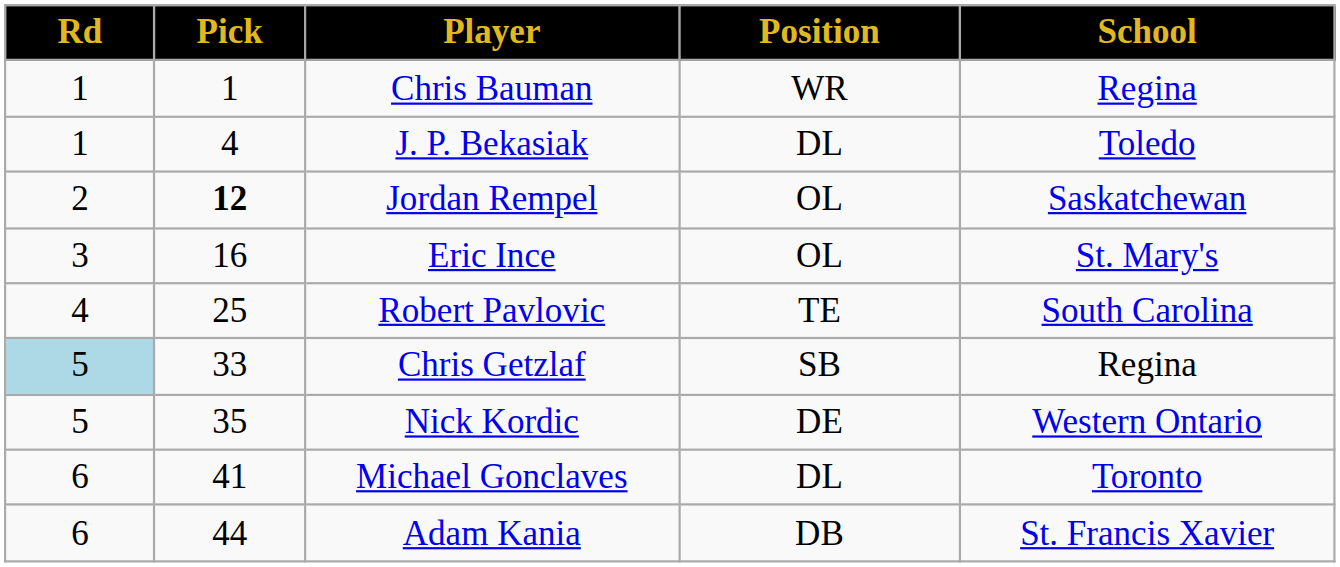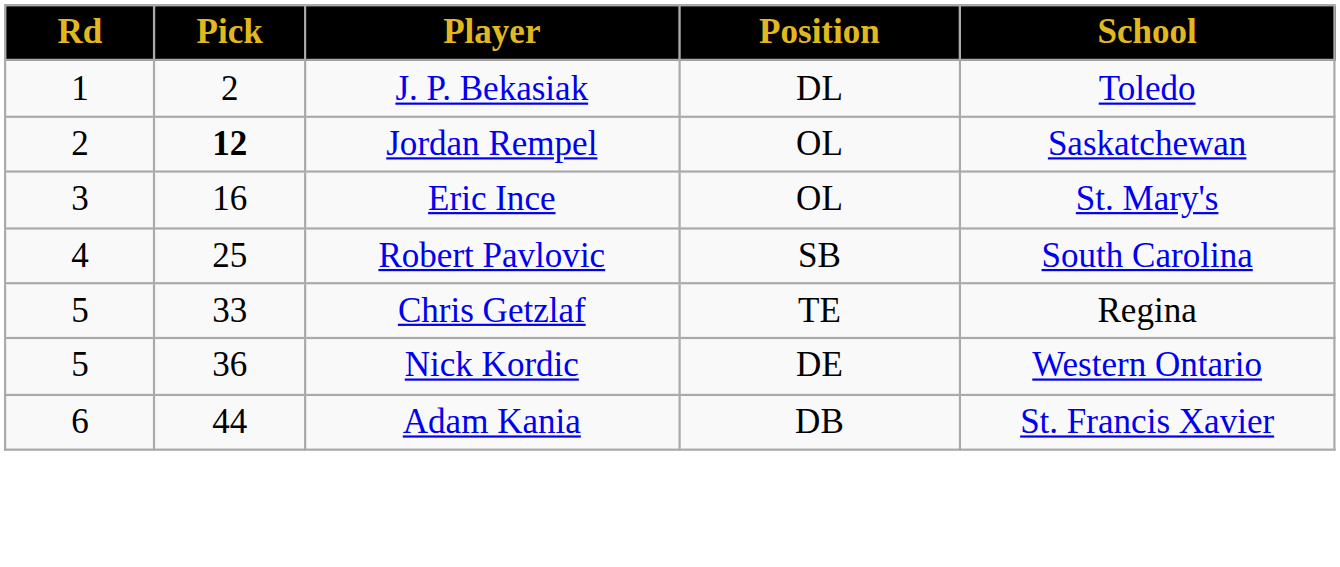- row: (492, 87)
(230, 143) 4 -> (230, 87) 2
(819, 310) TE -> (819, 254) SB
(80, 365) lightblue background -> (80, 310) no background
(819, 365) SB -> (819, 310) TE
(230, 421) 35 -> (230, 365) 36
- row: (492, 476)
